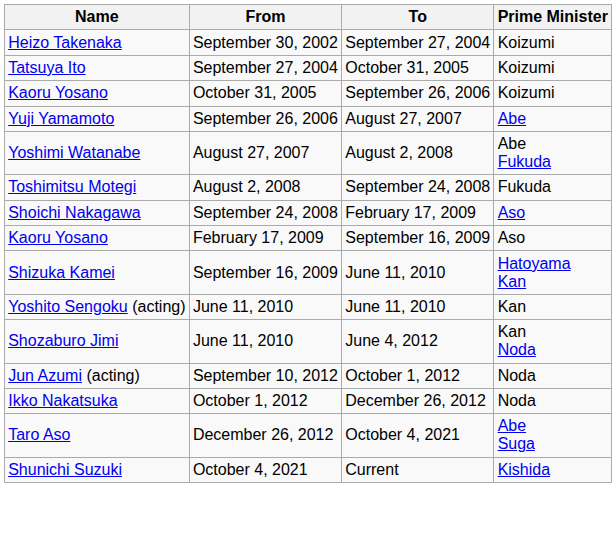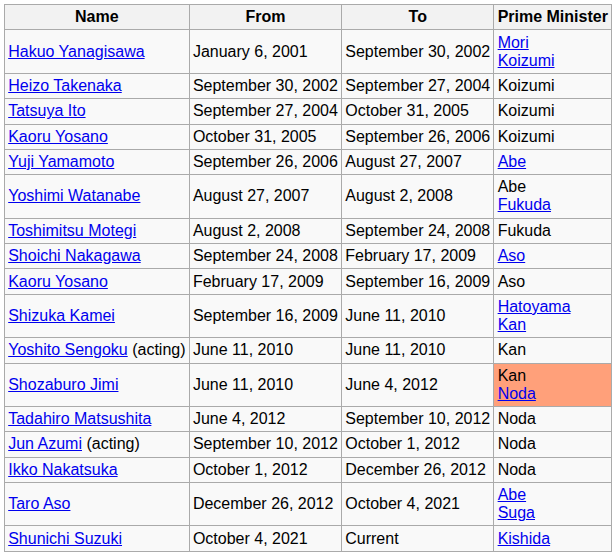+ row: (76, 51)
(517, 341) no background -> (517, 384) lightsalmon background
+ row: (80, 419)
